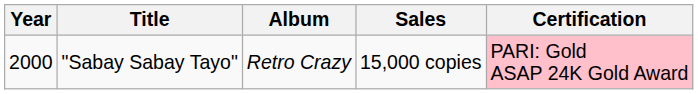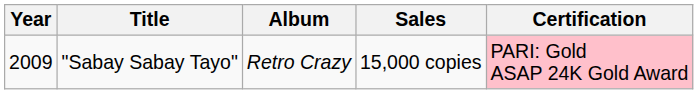(31, 61) 2000 -> (31, 61) 2009
